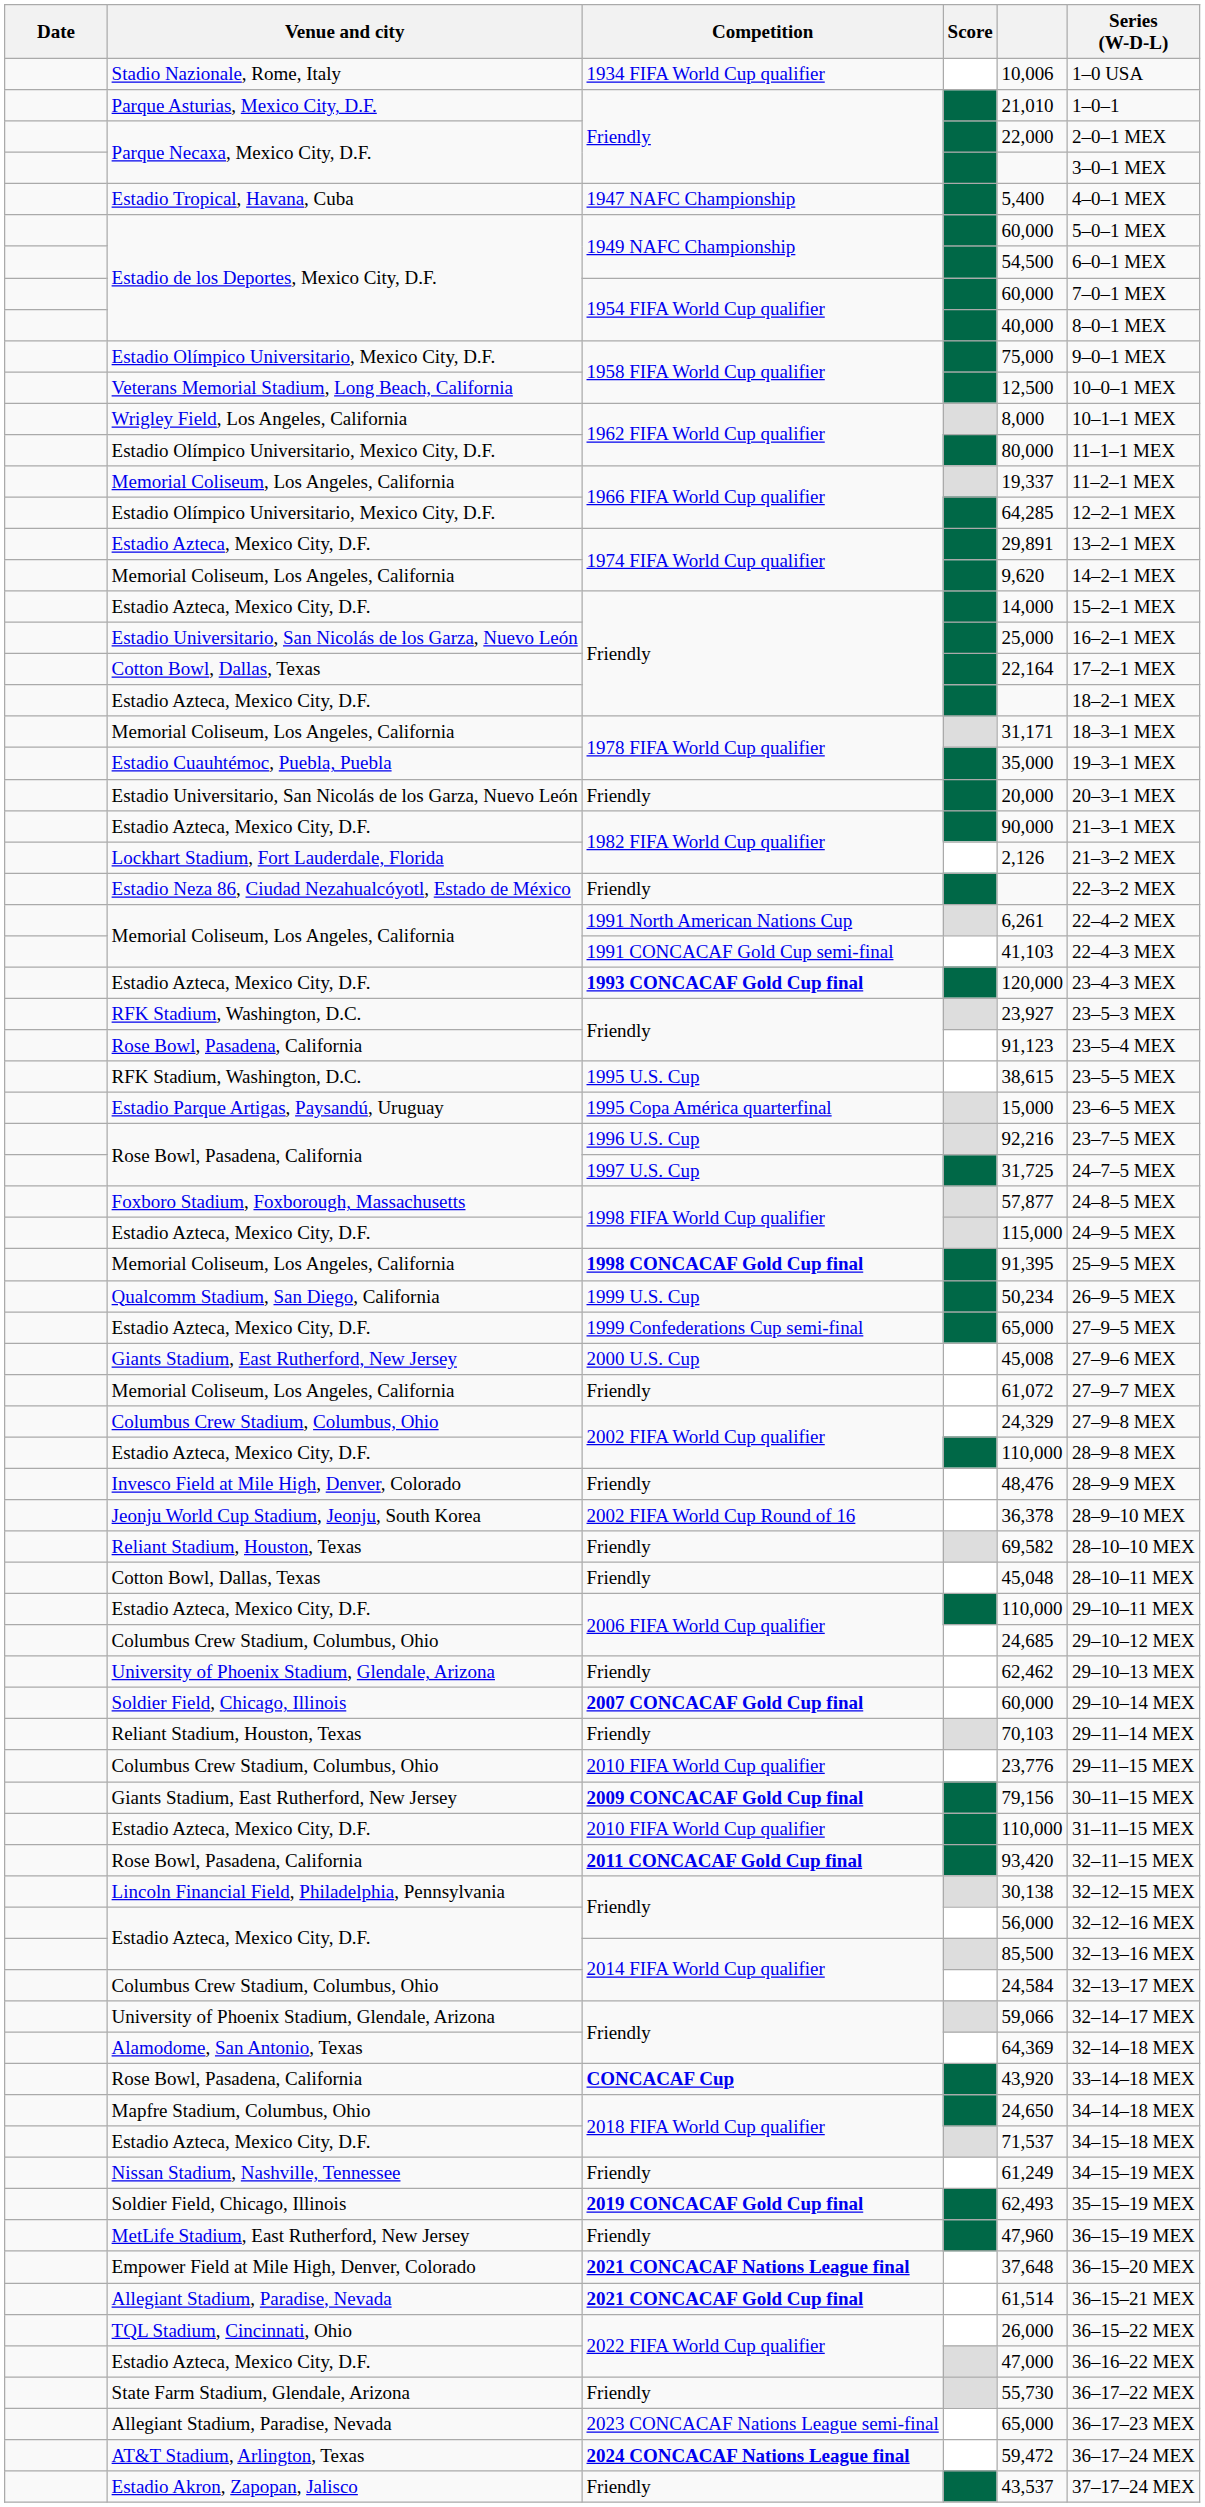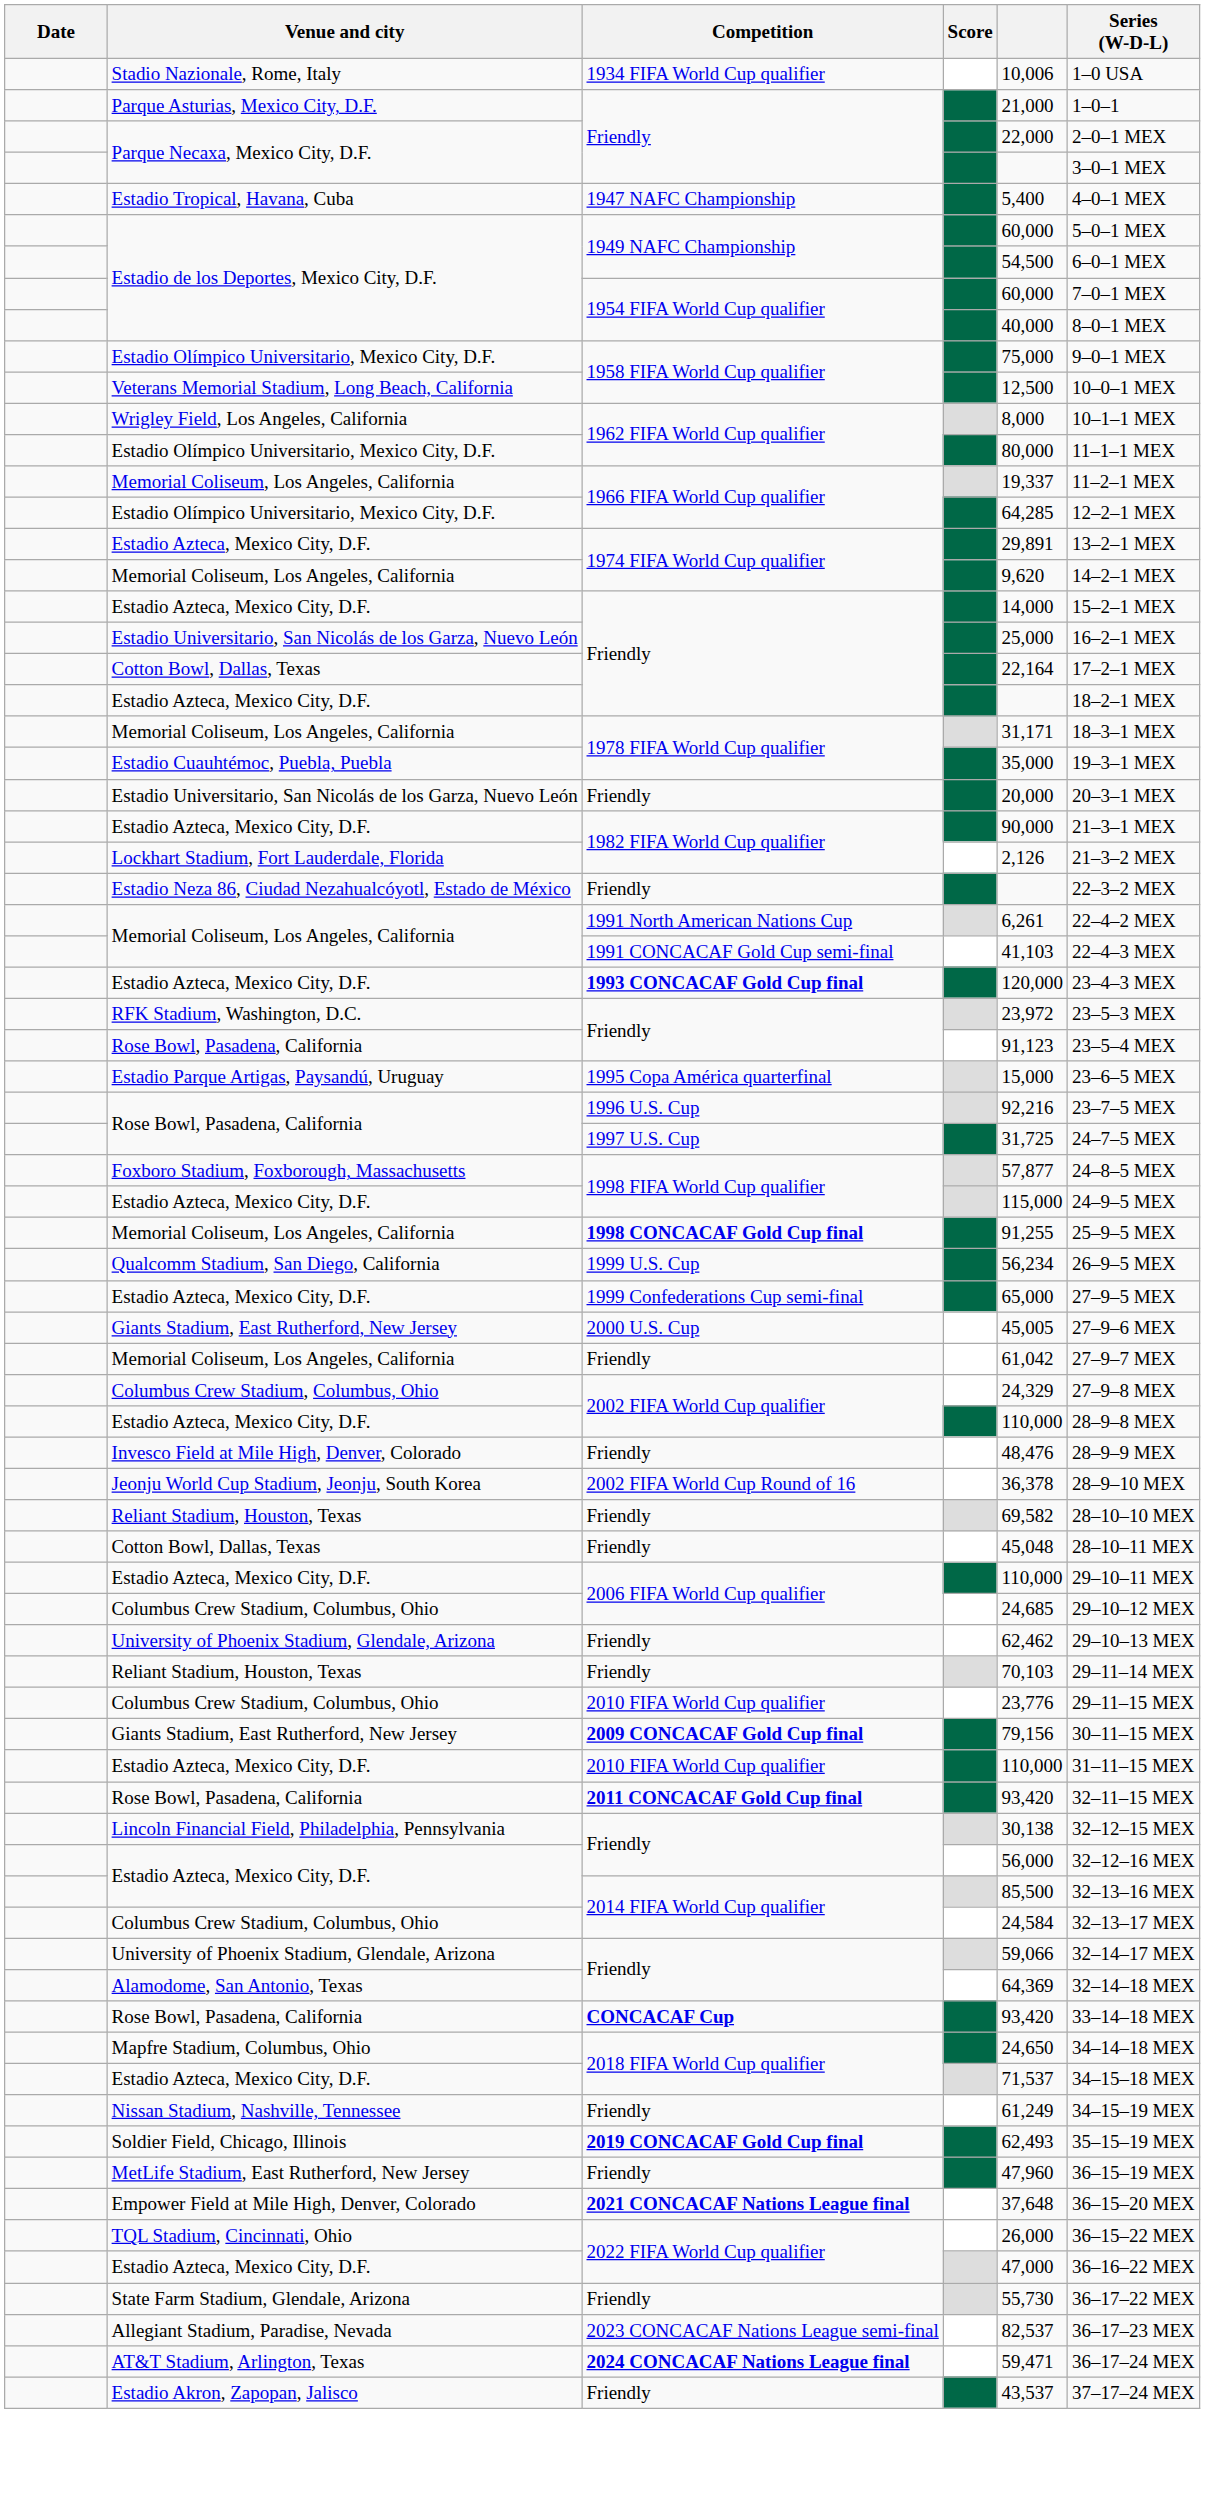(1028, 105) 21,010 -> (1028, 105) 21,000
(1028, 1014) 23,927 -> (1028, 1014) 23,972
- row: (236, 1076)
(1028, 1264) 91,395 -> (1028, 1233) 91,255
(1028, 1295) 50,234 -> (1028, 1264) 56,234
(1028, 1358) 45,008 -> (1028, 1327) 45,005
(1028, 1389) 61,072 -> (1028, 1358) 61,042
- row: (229, 1703)
(1028, 2079) 43,920 -> (1028, 2016) 93,420
- row: (252, 2298)
(1028, 2423) 65,000 -> (1028, 2329) 82,537
(1028, 2455) 59,472 -> (1028, 2361) 59,471
